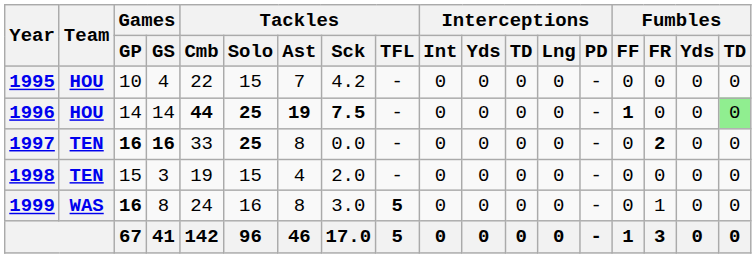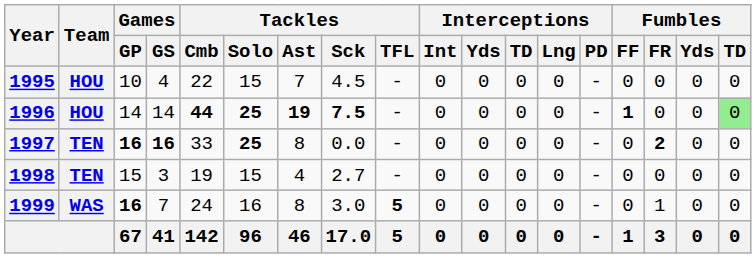(348, 82) 4.2 -> (348, 82) 4.5
(348, 175) 2.0 -> (348, 175) 2.7
(163, 206) 8 -> (163, 206) 7
